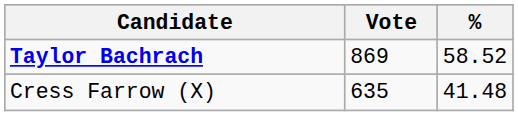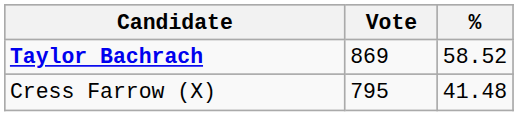(369, 92) 635 -> (369, 92) 795
